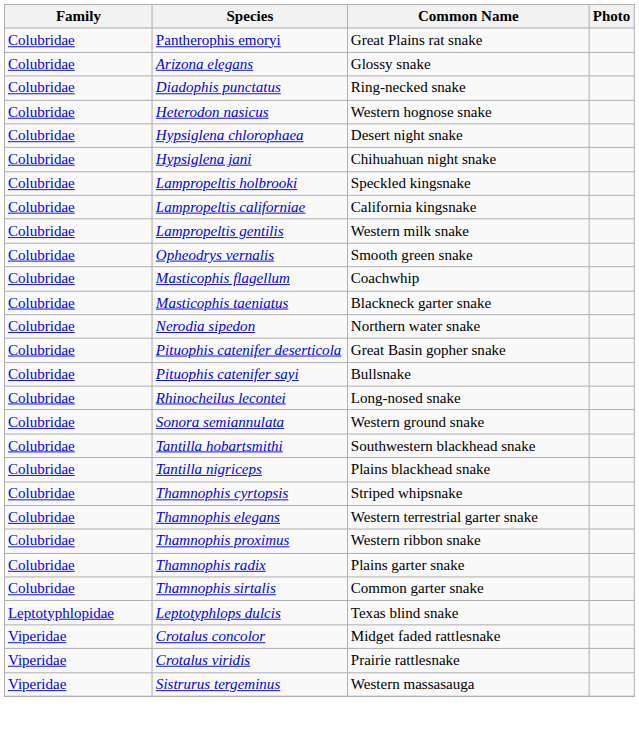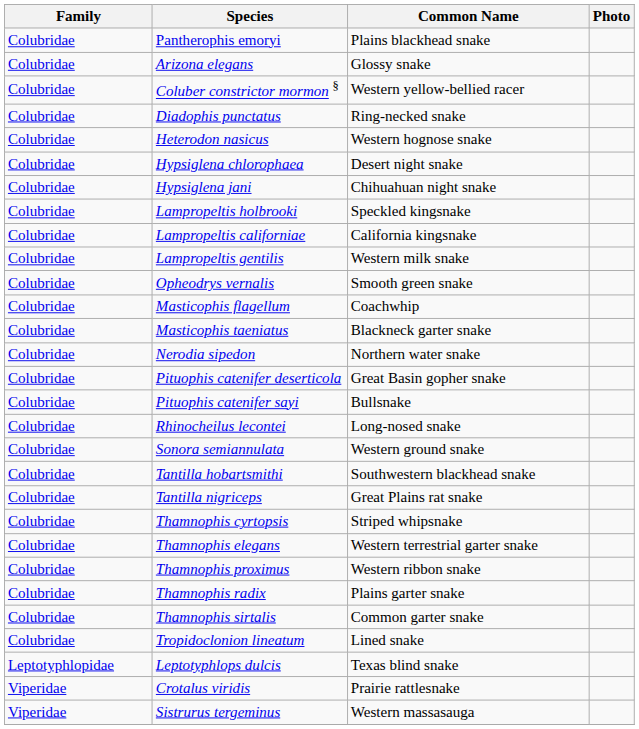(417, 40) Great Plains rat snake -> (421, 40) Plains blackhead snake
+ row: (247, 90)
(421, 469) Plains blackhead snake -> (417, 497) Great Plains rat snake
+ row: (230, 640)
- row: (211, 636)
